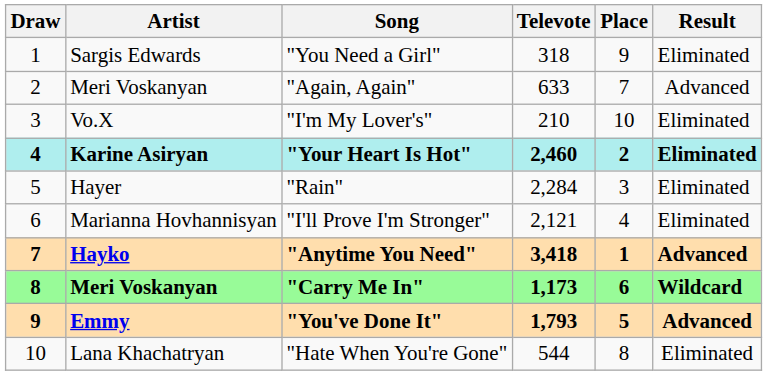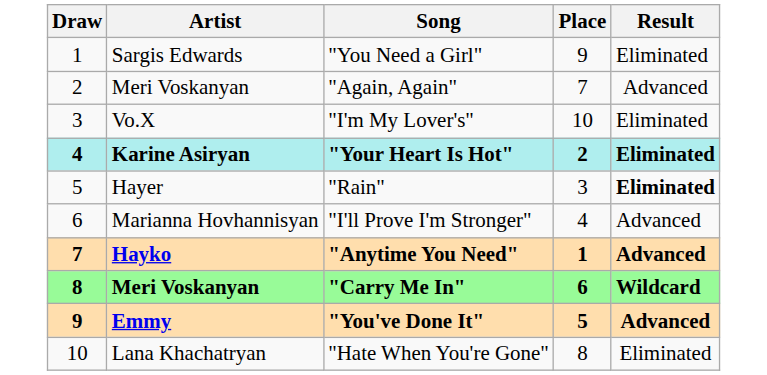- column: (554, 21)
(704, 187) normal -> (665, 187) bold
(704, 220) Eliminated -> (658, 220) Advanced
